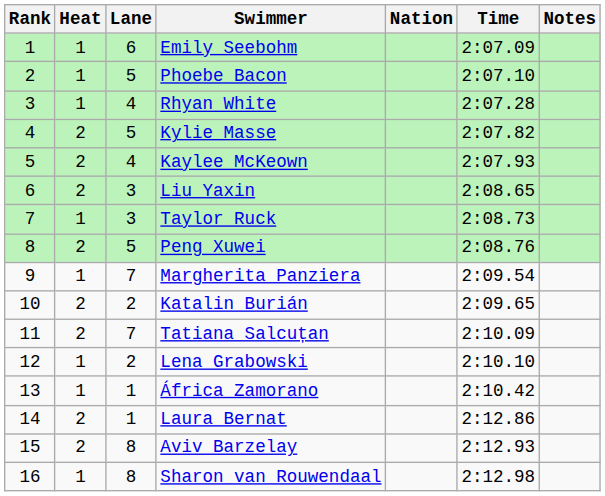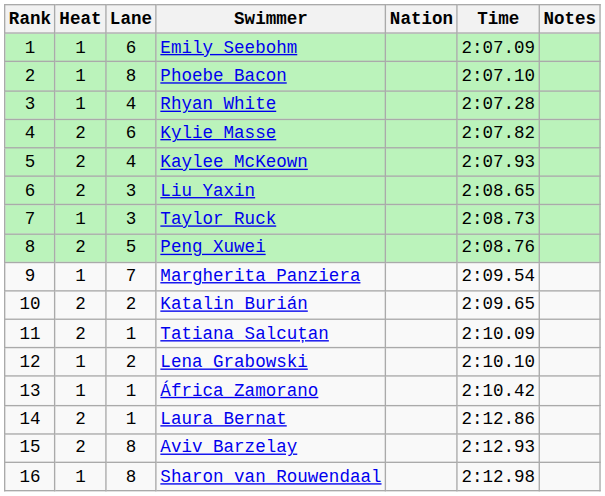(131, 76) 5 -> (131, 76) 8
(131, 133) 5 -> (131, 133) 6
(131, 334) 7 -> (131, 334) 1
